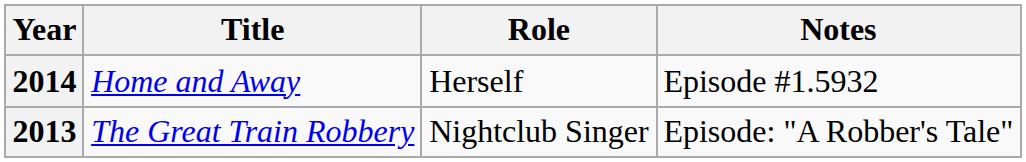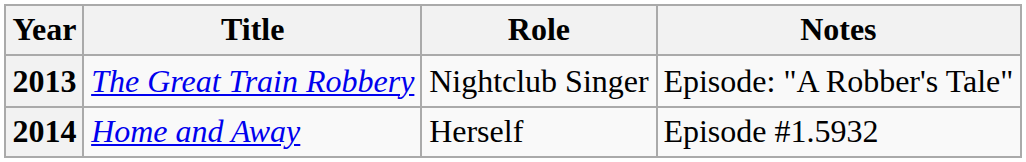rows swapped: (44, 131) <-> (44, 80)
